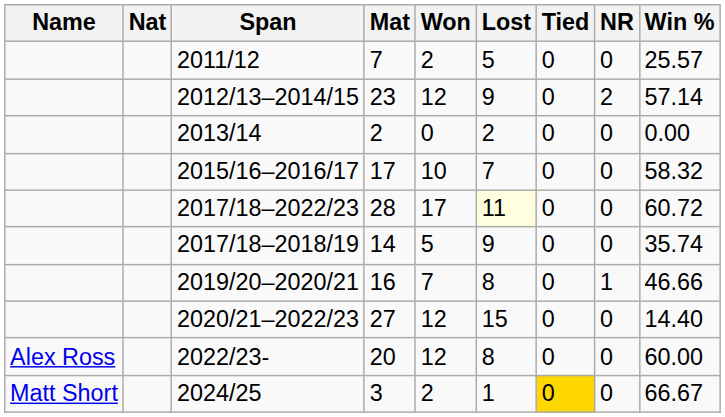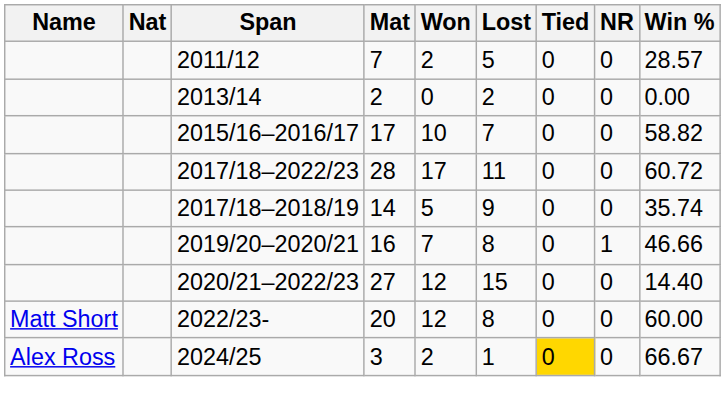(674, 60) 25.57 -> (674, 60) 28.57
- row: (268, 97)
(674, 171) 58.32 -> (674, 134) 58.82
(494, 208) lightyellow background -> (494, 171) no background
(63, 356) Alex Ross -> (64, 319) Matt Short
(64, 393) Matt Short -> (63, 356) Alex Ross
